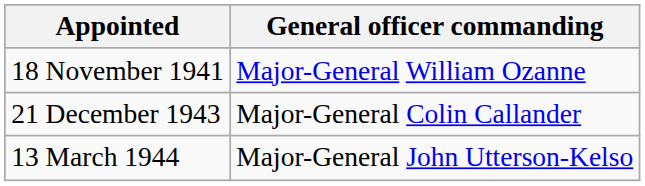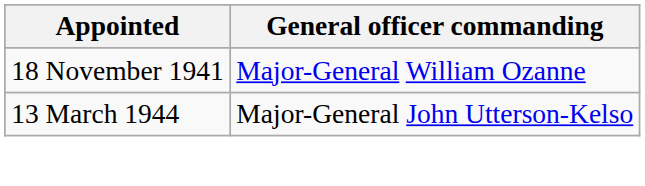- row: (116, 113)
